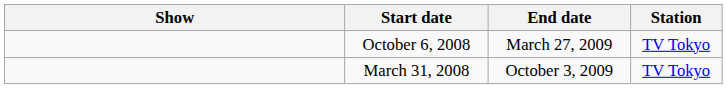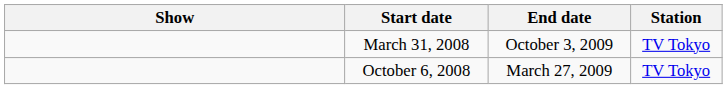rows swapped: (416, 70) <-> (416, 44)
